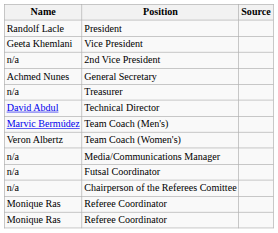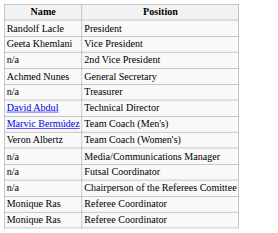- column: (256, 12)
